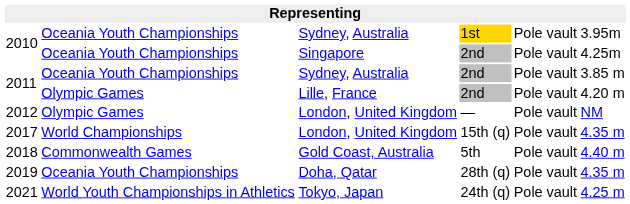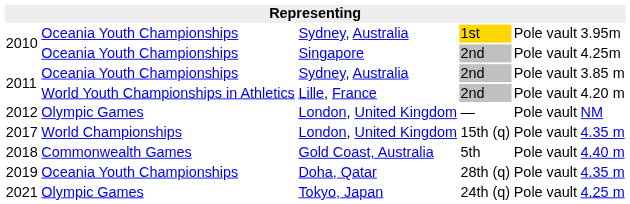(93, 93) Olympic Games -> (168, 93) World Youth Championships in Athletics
(168, 192) World Youth Championships in Athletics -> (93, 192) Olympic Games
